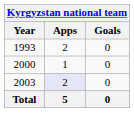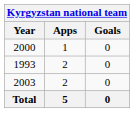rows swapped: (24, 47) <-> (24, 64)
(65, 82) lavender background -> (65, 82) no background
